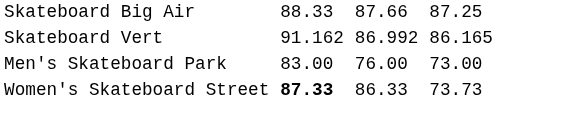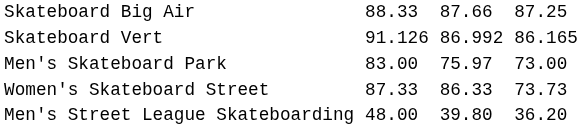(312, 38) 91.162 -> (397, 38) 91.126
(381, 64) 76.00 -> (466, 64) 75.97
(307, 90) bold -> (392, 90) normal
+ row: (179, 116)
